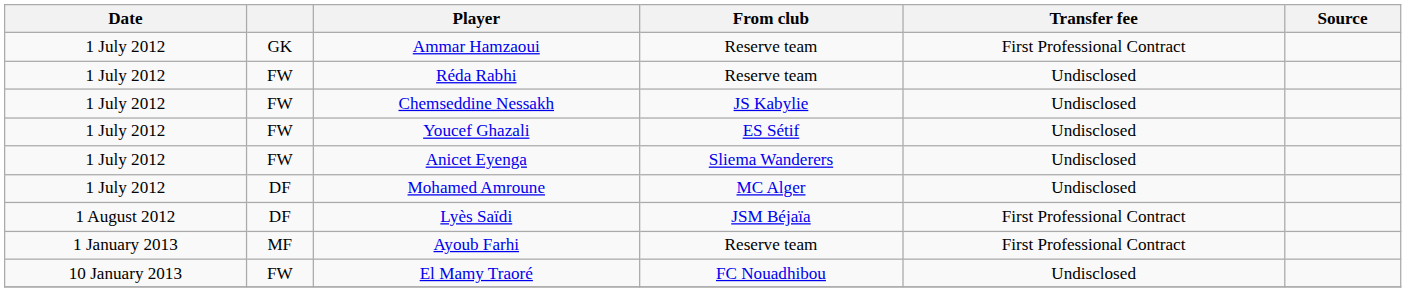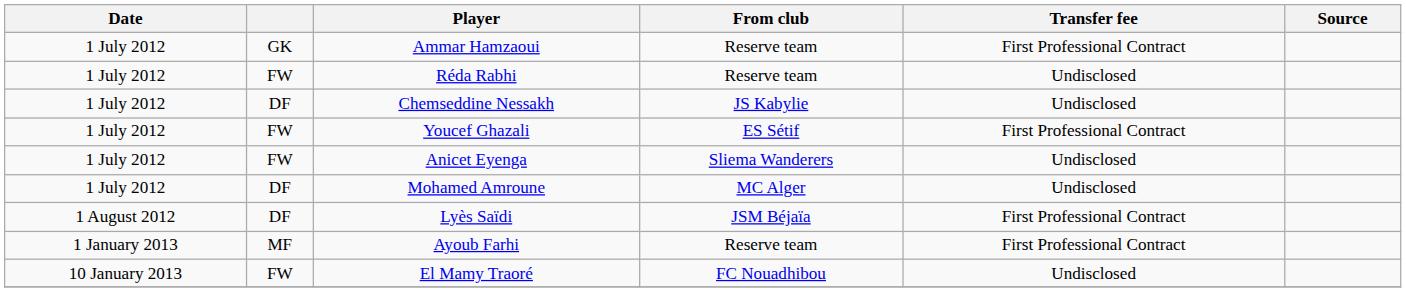(280, 103) FW -> (280, 103) DF
(1094, 131) Undisclosed -> (1094, 131) First Professional Contract
